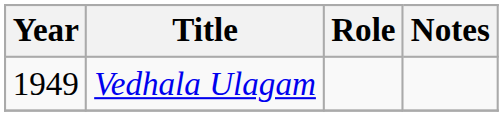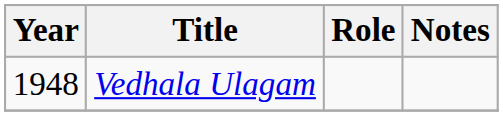(46, 83) 1949 -> (46, 83) 1948
